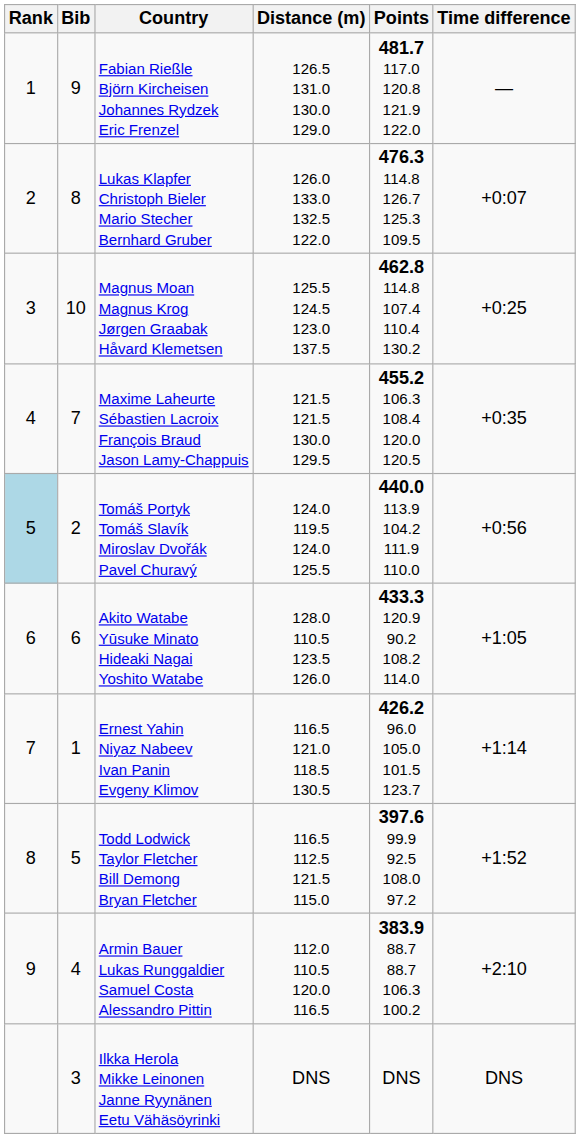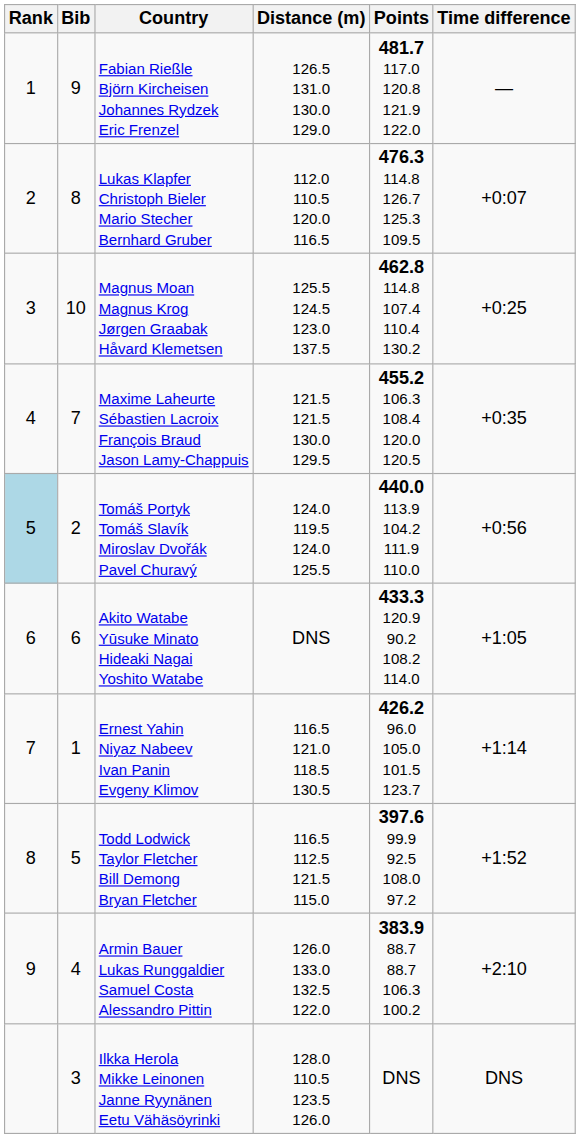(311, 209) 126.0 133.0 132.5 122.0 -> (311, 209) 112.0 110.5 120.0 116.5
(311, 649) 128.0 110.5 123.5 126.0 -> (311, 638) DNS
(311, 979) 112.0 110.5 120.0 116.5 -> (311, 979) 126.0 133.0 132.5 122.0
(311, 1078) DNS -> (311, 1089) 128.0 110.5 123.5 126.0
